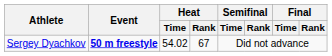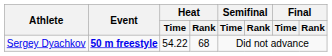(175, 44) 54.02 -> (175, 44) 54.22
(204, 44) 67 -> (204, 44) 68
